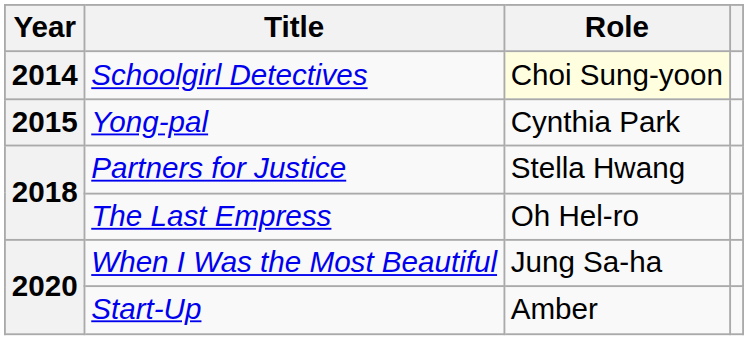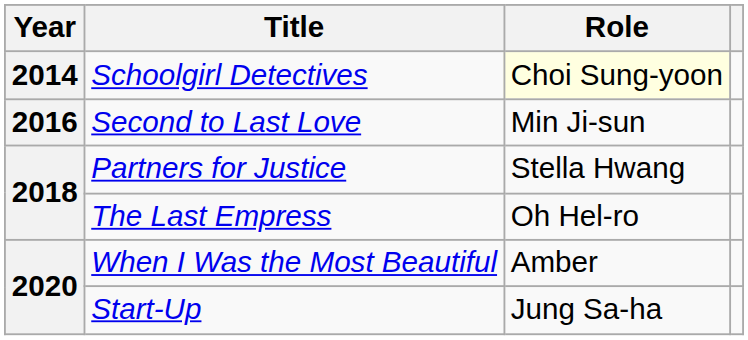- row: (150, 121)
+ row: (226, 121)
(586, 262) Jung Sa-ha -> (554, 262) Amber
(554, 309) Amber -> (586, 309) Jung Sa-ha
